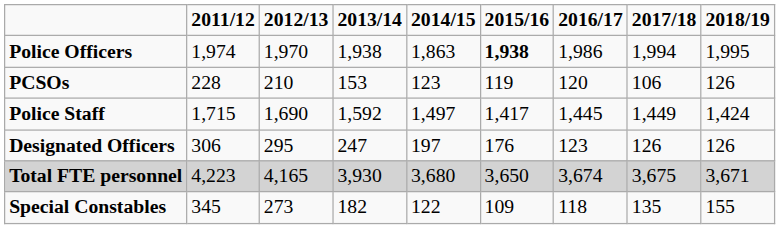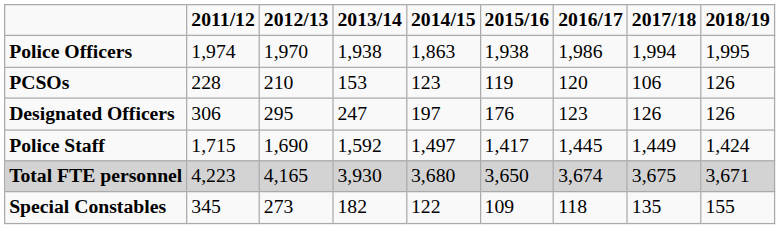(507, 51) bold -> (507, 51) normal
rows swapped: (57, 113) <-> (92, 144)
